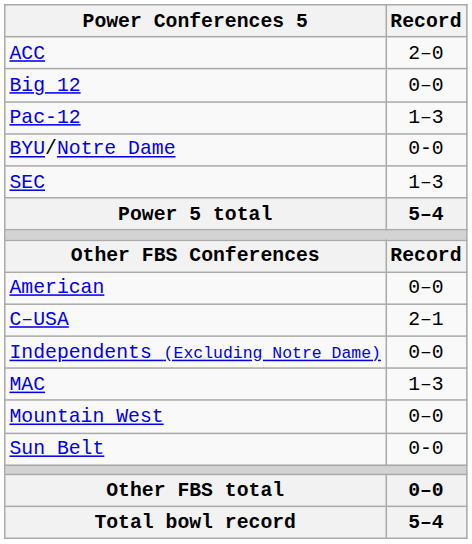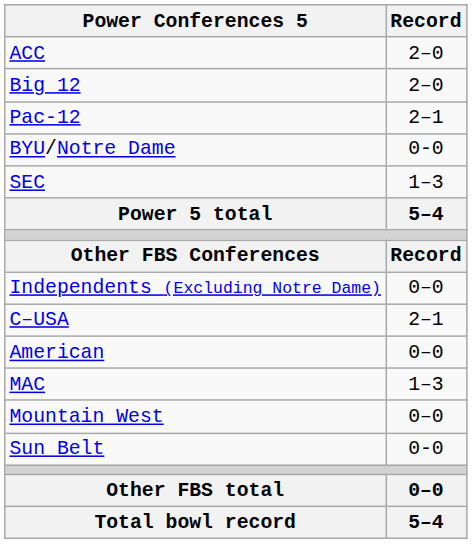(426, 85) 0–0 -> (426, 85) 2–0
(426, 117) 1–3 -> (426, 117) 2–1
rows swapped: (57, 288) <-> (195, 352)
